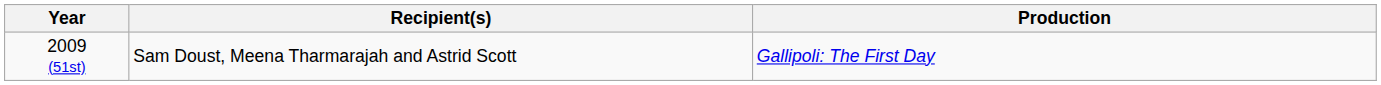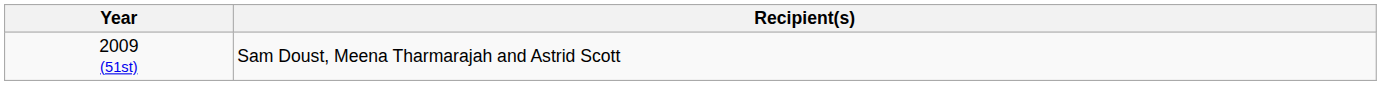- column: (1064, 18)
